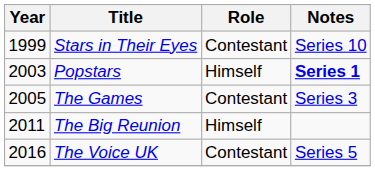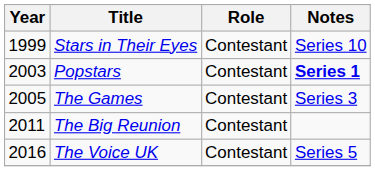(233, 71) Himself -> (246, 71) Contestant
(233, 125) Himself -> (246, 125) Contestant
